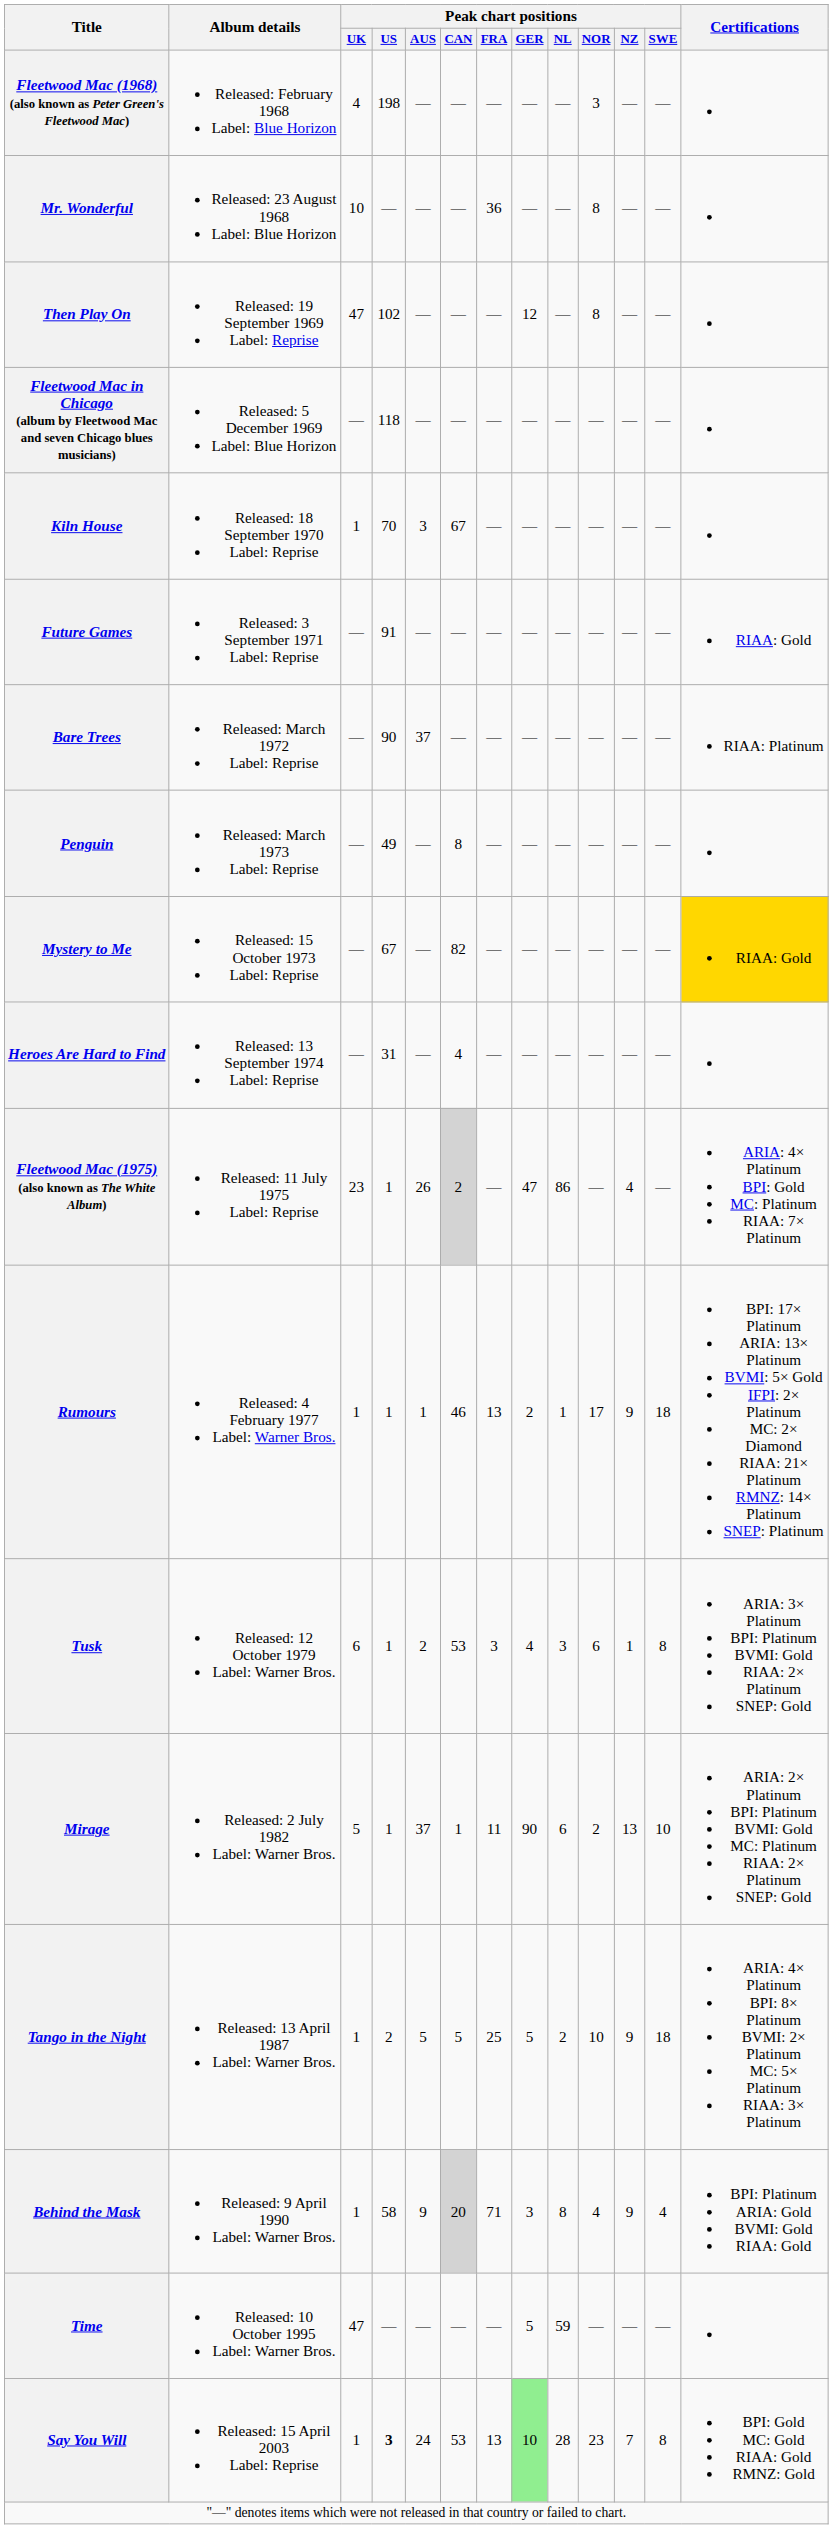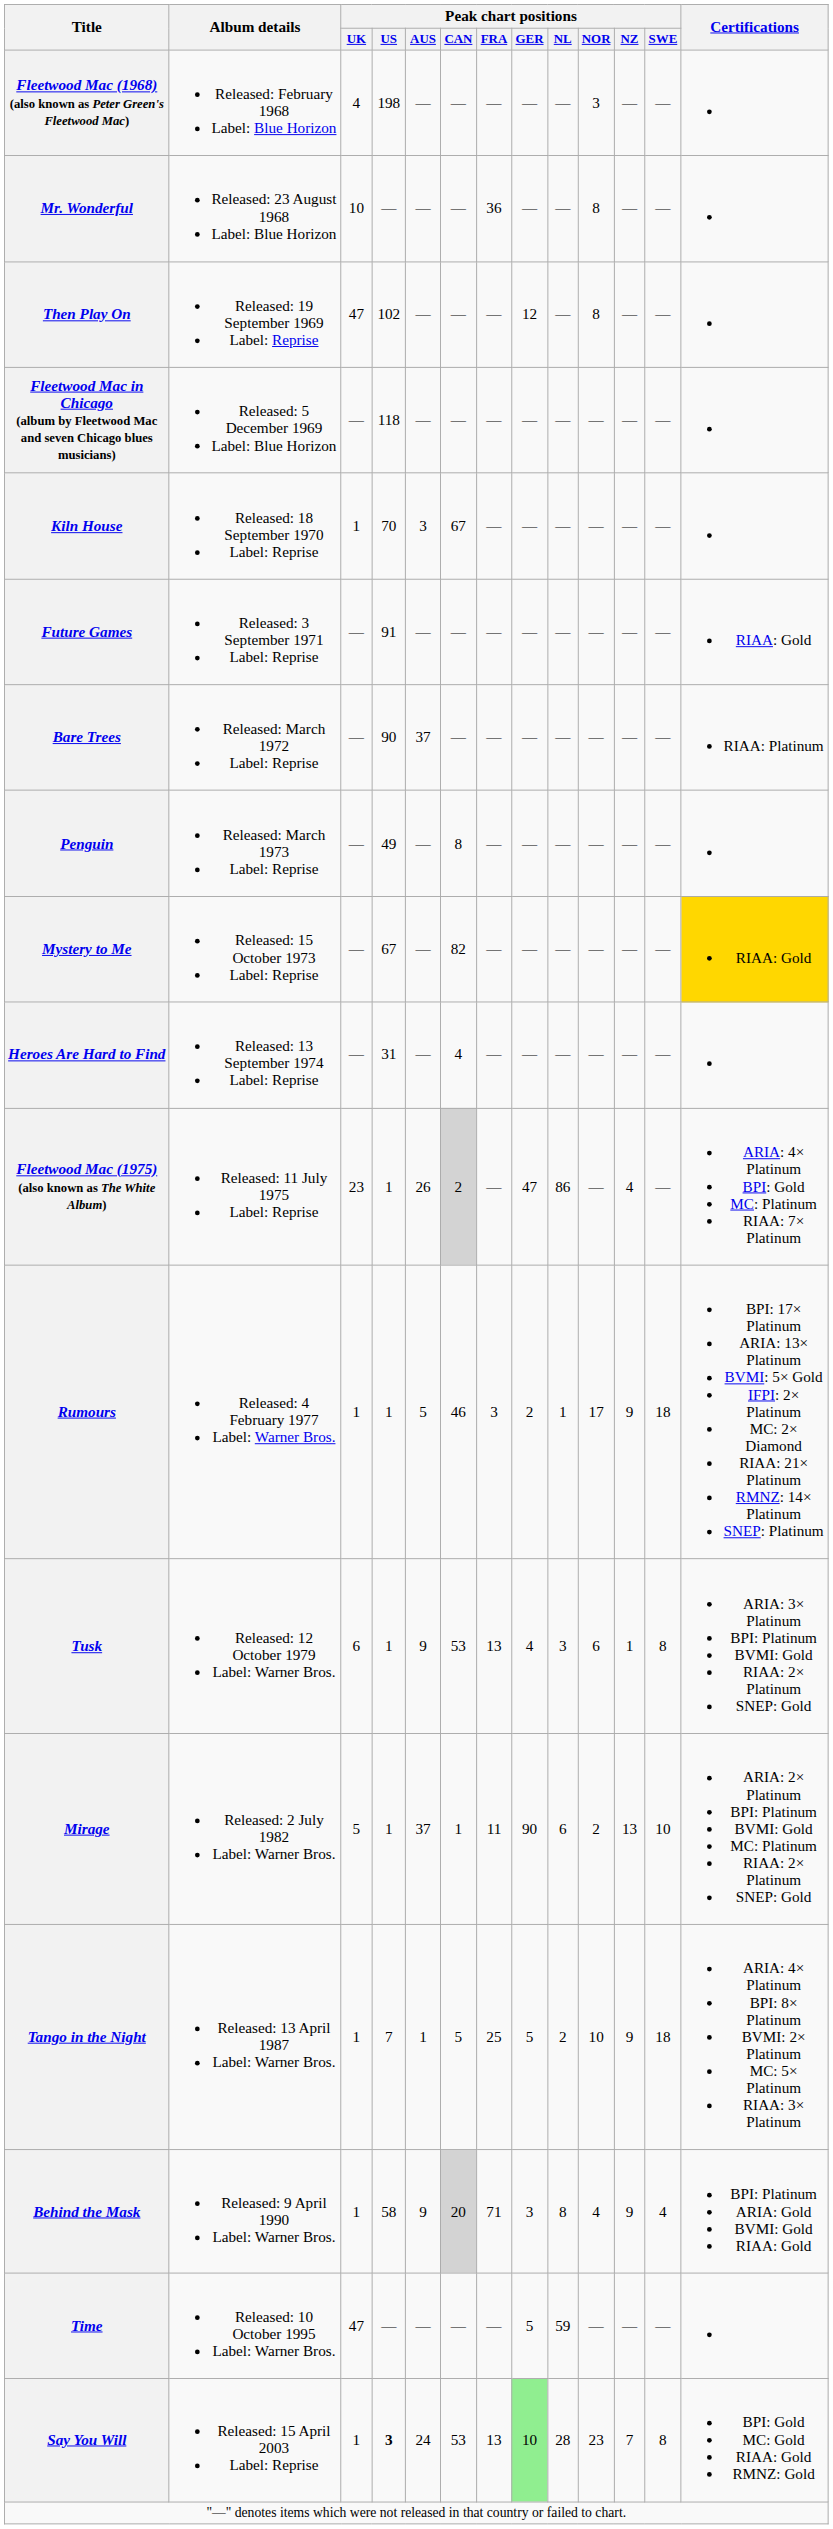(423, 1412) 1 -> (423, 1412) 5
(494, 1412) 13 -> (494, 1412) 3
(423, 1646) 2 -> (423, 1646) 9
(494, 1646) 3 -> (494, 1646) 13
(389, 2037) 2 -> (389, 2037) 7
(423, 2037) 5 -> (423, 2037) 1
